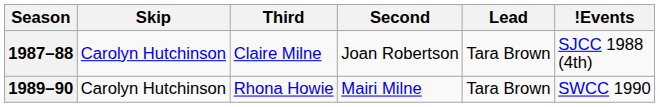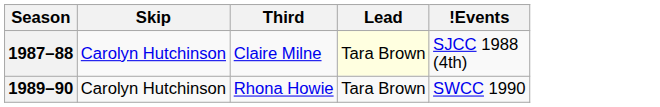- column: (400, 17)
(509, 53) no background -> (383, 53) lightyellow background
